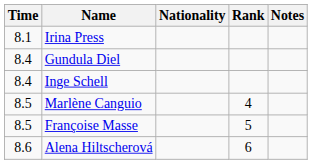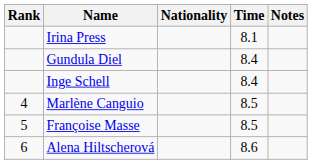columns swapped: (248, 15) <-> (23, 15)
